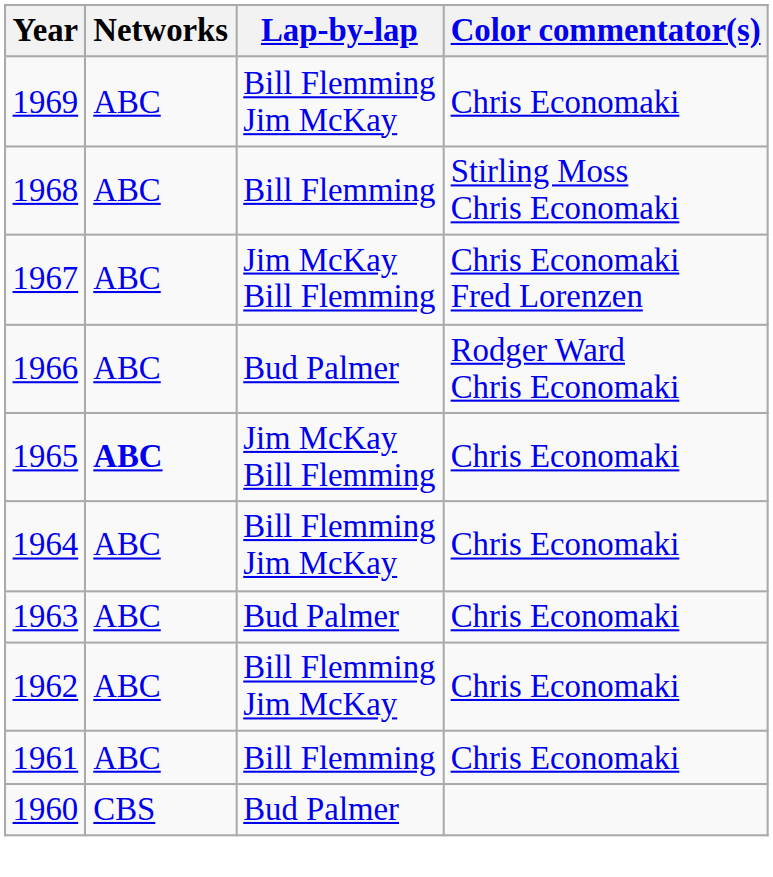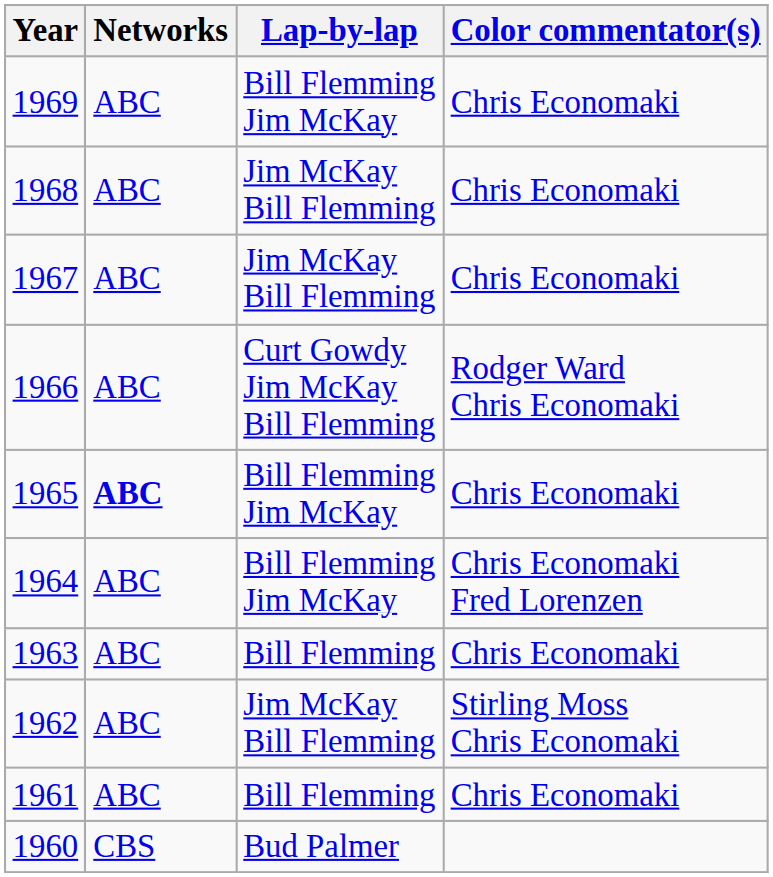(339, 189) Bill Flemming -> (339, 189) Jim McKay Bill Flemming
(565, 189) Stirling Moss Chris Economaki -> (565, 189) Chris Economaki
(565, 278) Chris Economaki Fred Lorenzen -> (565, 278) Chris Economaki
(321, 367) Bud Palmer -> (339, 386) Curt Gowdy Jim McKay Bill Flemming
(339, 456) Jim McKay Bill Flemming -> (339, 493) Bill Flemming Jim McKay
(565, 545) Chris Economaki -> (565, 582) Chris Economaki Fred Lorenzen
(321, 616) Bud Palmer -> (339, 652) Bill Flemming
(339, 686) Bill Flemming Jim McKay -> (339, 723) Jim McKay Bill Flemming
(565, 686) Chris Economaki -> (565, 723) Stirling Moss Chris Economaki
